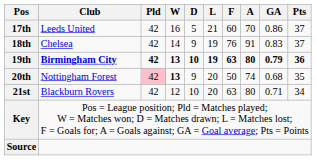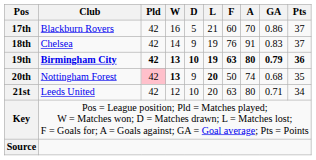(68, 28) Leeds United -> (77, 28) Blackburn Rovers
(213, 76) normal -> (213, 76) bold
(77, 92) Blackburn Rovers -> (68, 92) Leeds United
